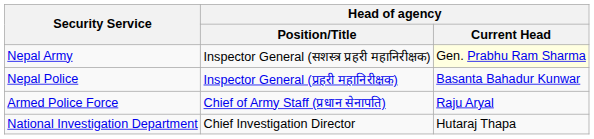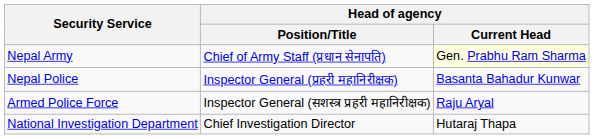(317, 56) Inspector General (सशस्त्र प्रहरी महानिरीक्षक) -> (295, 56) Chief of Army Staff (प्रधान सेनापति)
(295, 103) Chief of Army Staff (प्रधान सेनापति) -> (317, 103) Inspector General (सशस्त्र प्रहरी महानिरीक्षक)
